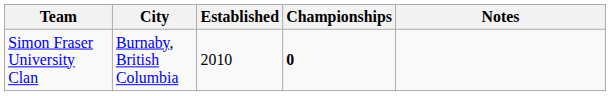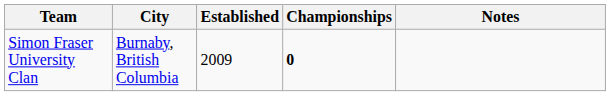(216, 60) 2010 -> (216, 60) 2009
